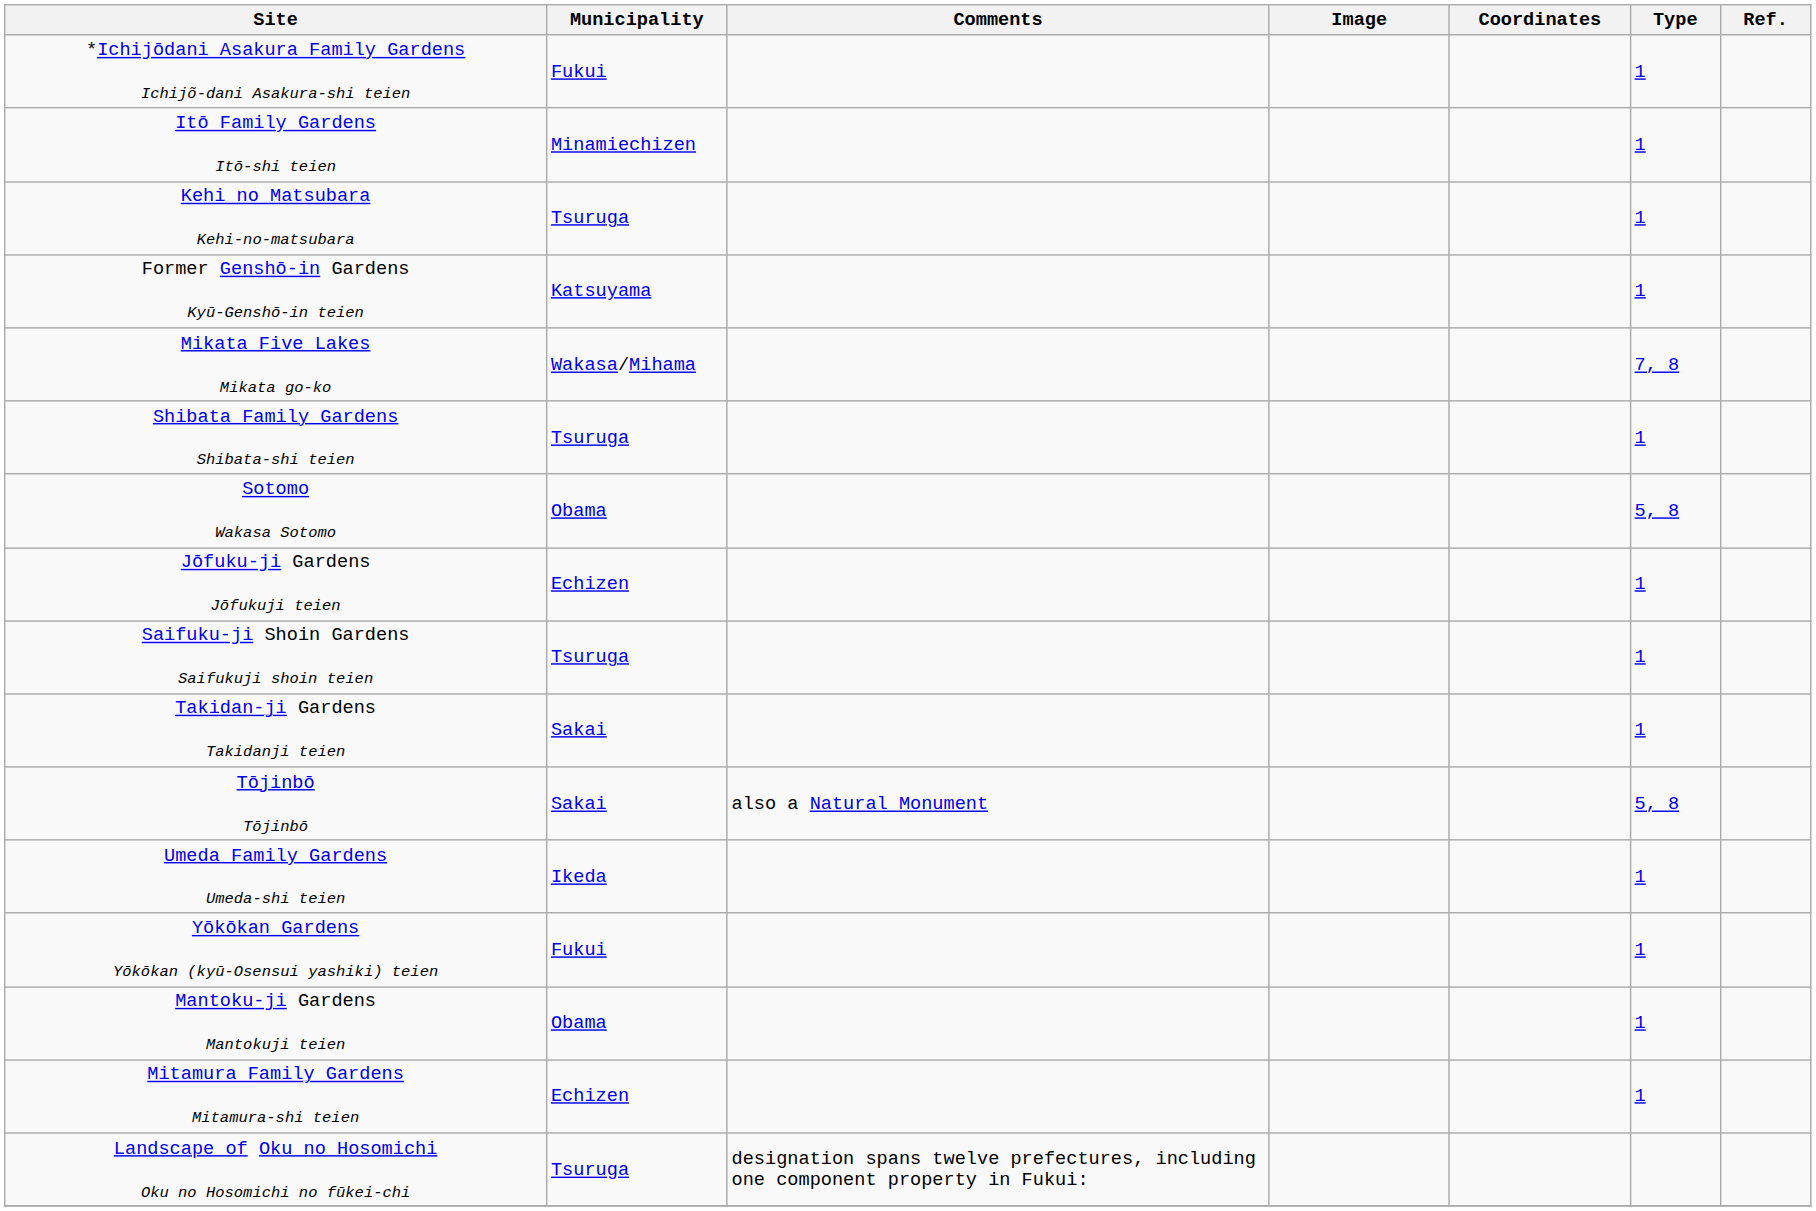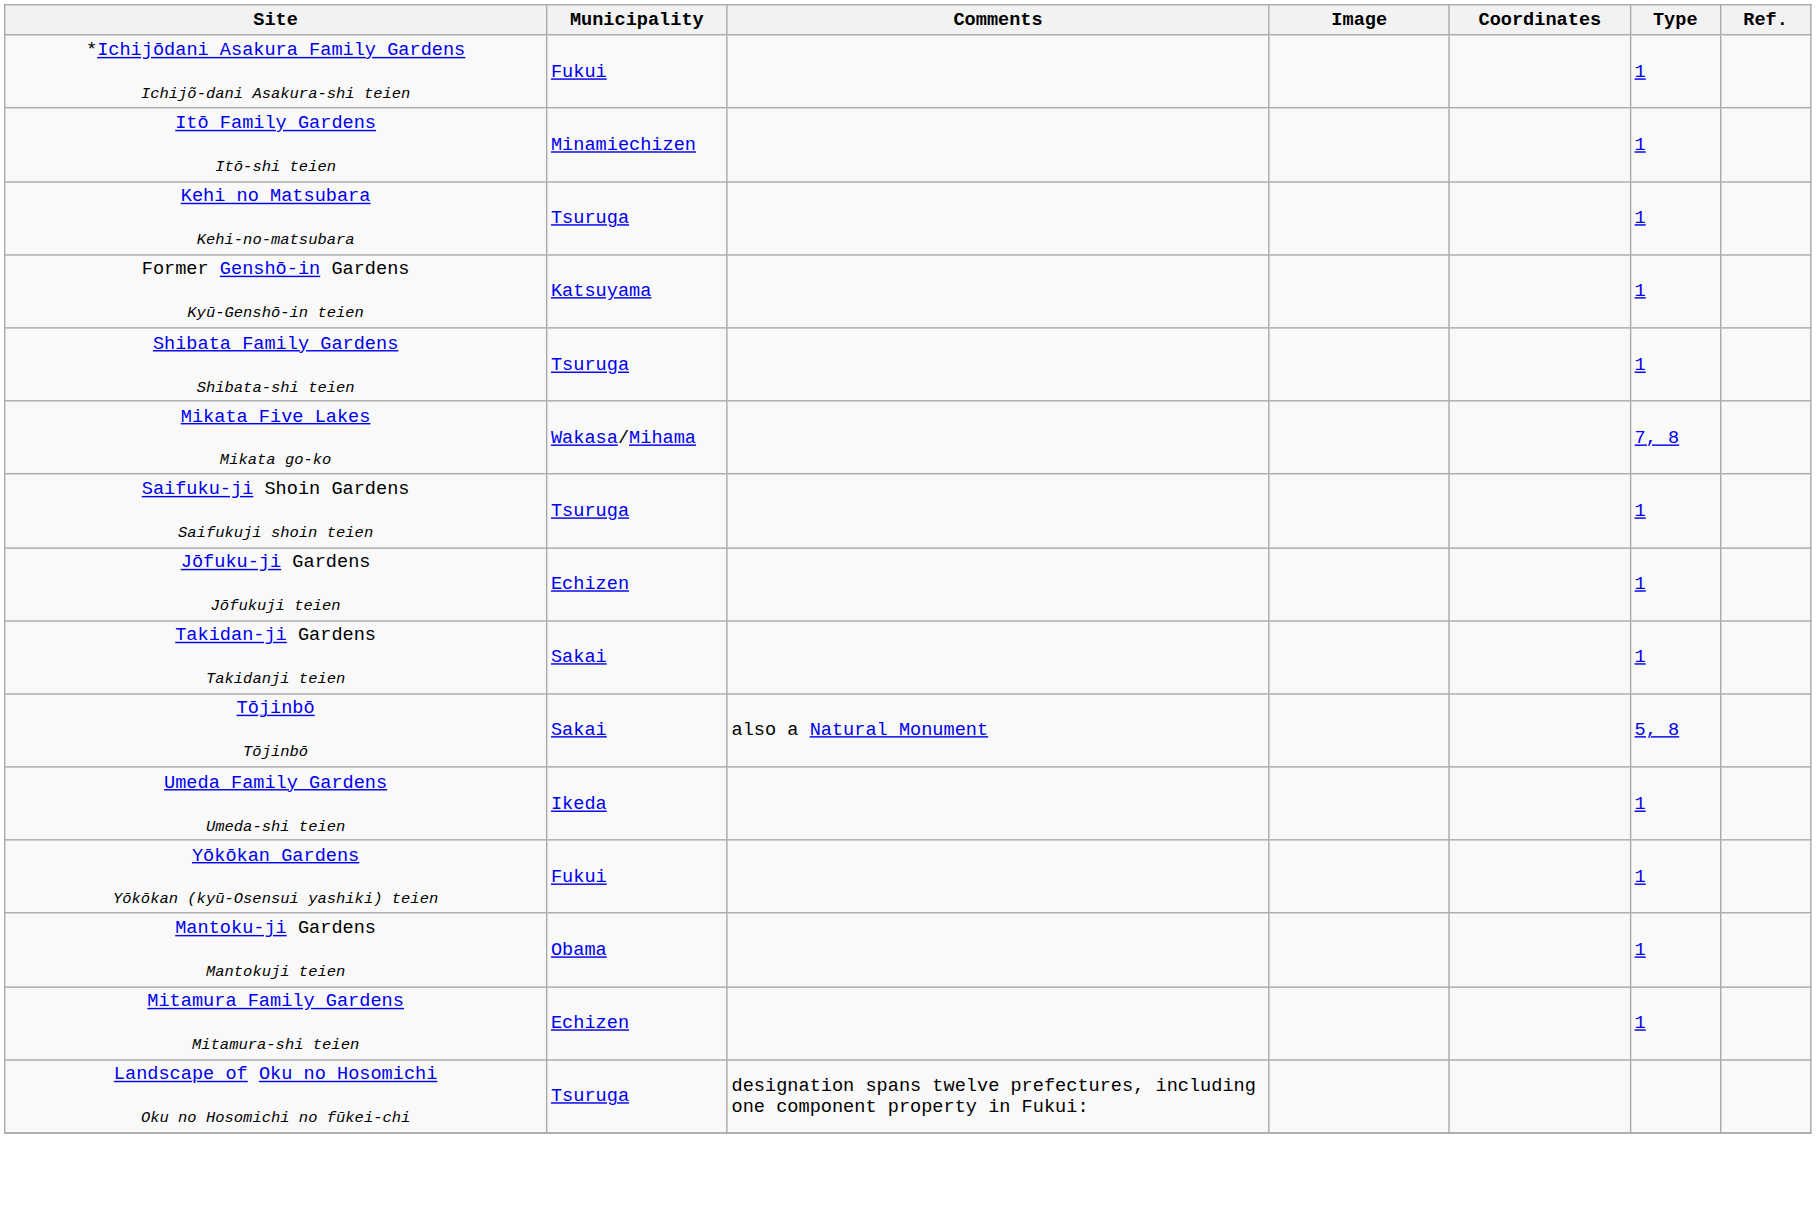rows swapped: (276, 364) <-> (276, 437)
- row: (276, 510)
rows swapped: (276, 583) <-> (276, 656)
